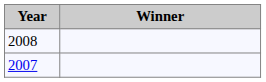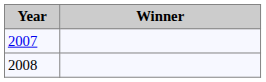rows swapped: (23, 65) <-> (23, 40)
